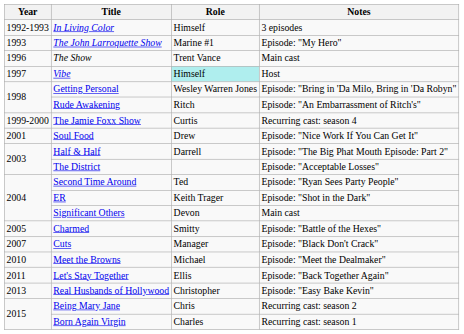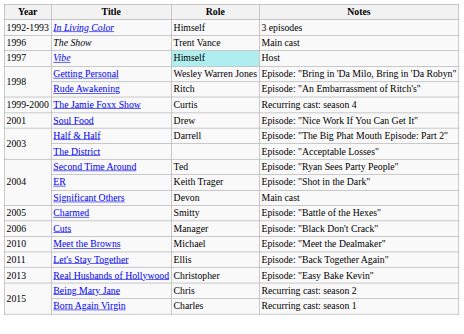- row: (108, 43)
(16, 244) 2007 -> (16, 228) 2006
